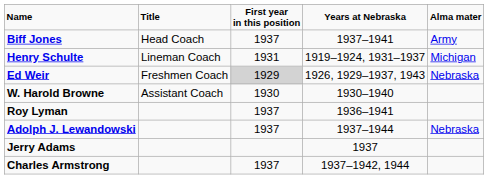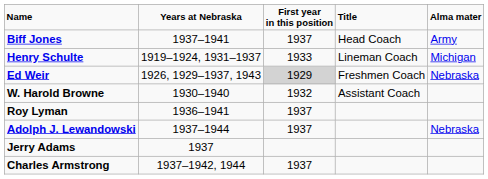columns swapped: (150, 17) <-> (365, 17)
(267, 57) 1931 -> (300, 57) 1933
(267, 93) 1930 -> (300, 93) 1932
